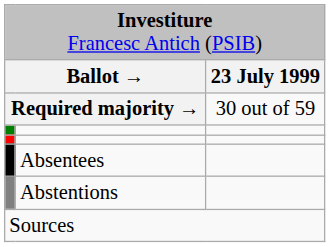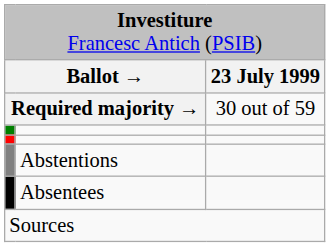rows swapped: (10, 193) <-> (10, 160)
